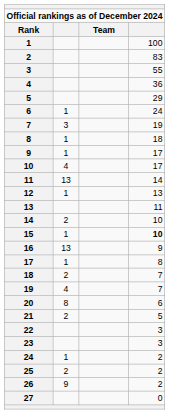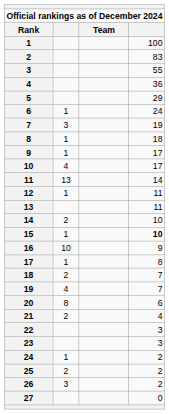(158, 193) 13 -> (158, 193) 11
(66, 248) 13 -> (66, 248) 10
(160, 316) 5 -> (160, 316) 4
(66, 384) 9 -> (66, 384) 3
